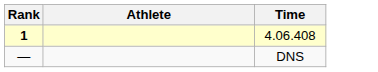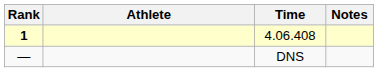+ column: (349, 14)
